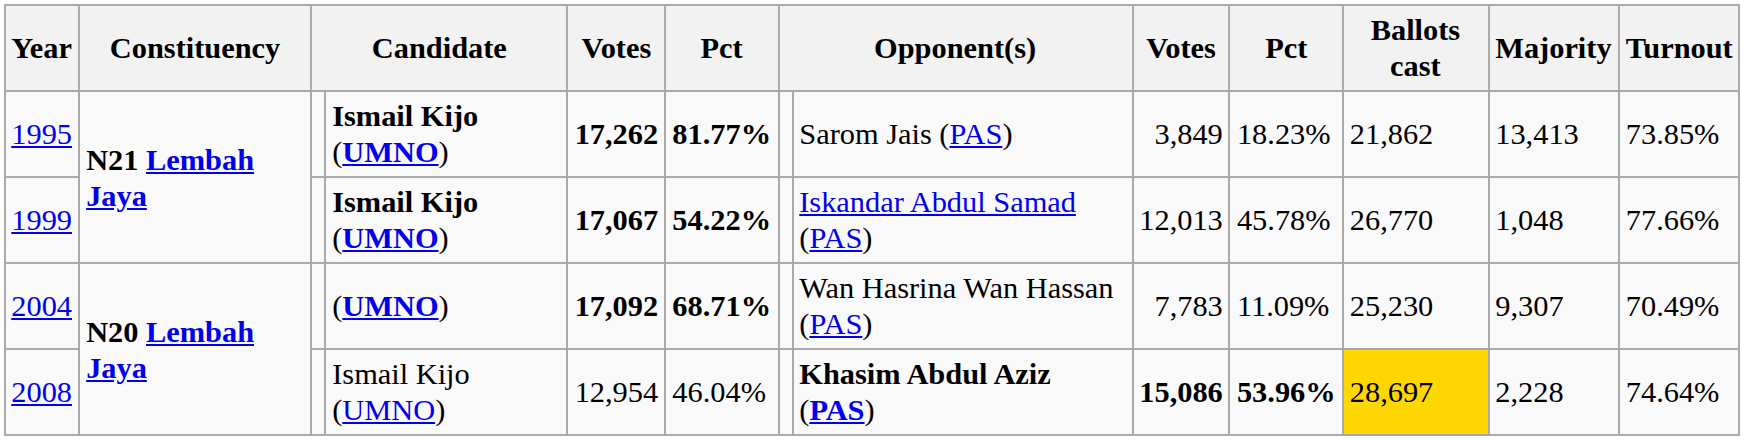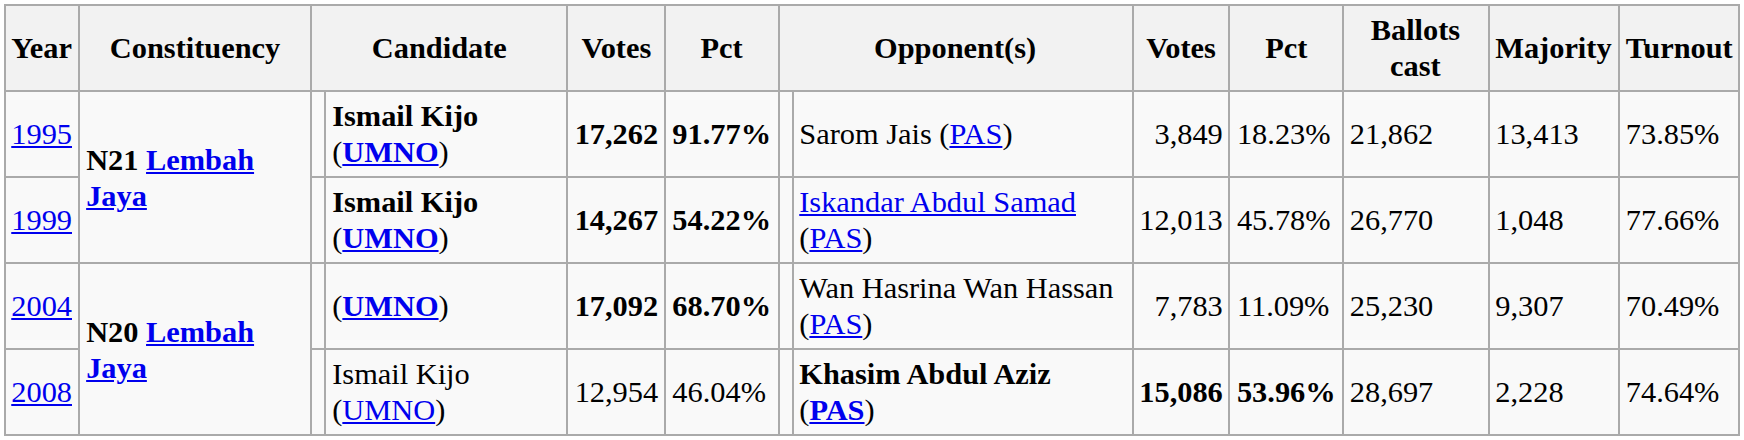(722, 133) 81.77% -> (722, 133) 91.77%
(616, 219) 17,067 -> (616, 219) 14,267
(722, 305) 68.71% -> (722, 305) 68.70%
(1392, 392) gold background -> (1392, 392) no background
